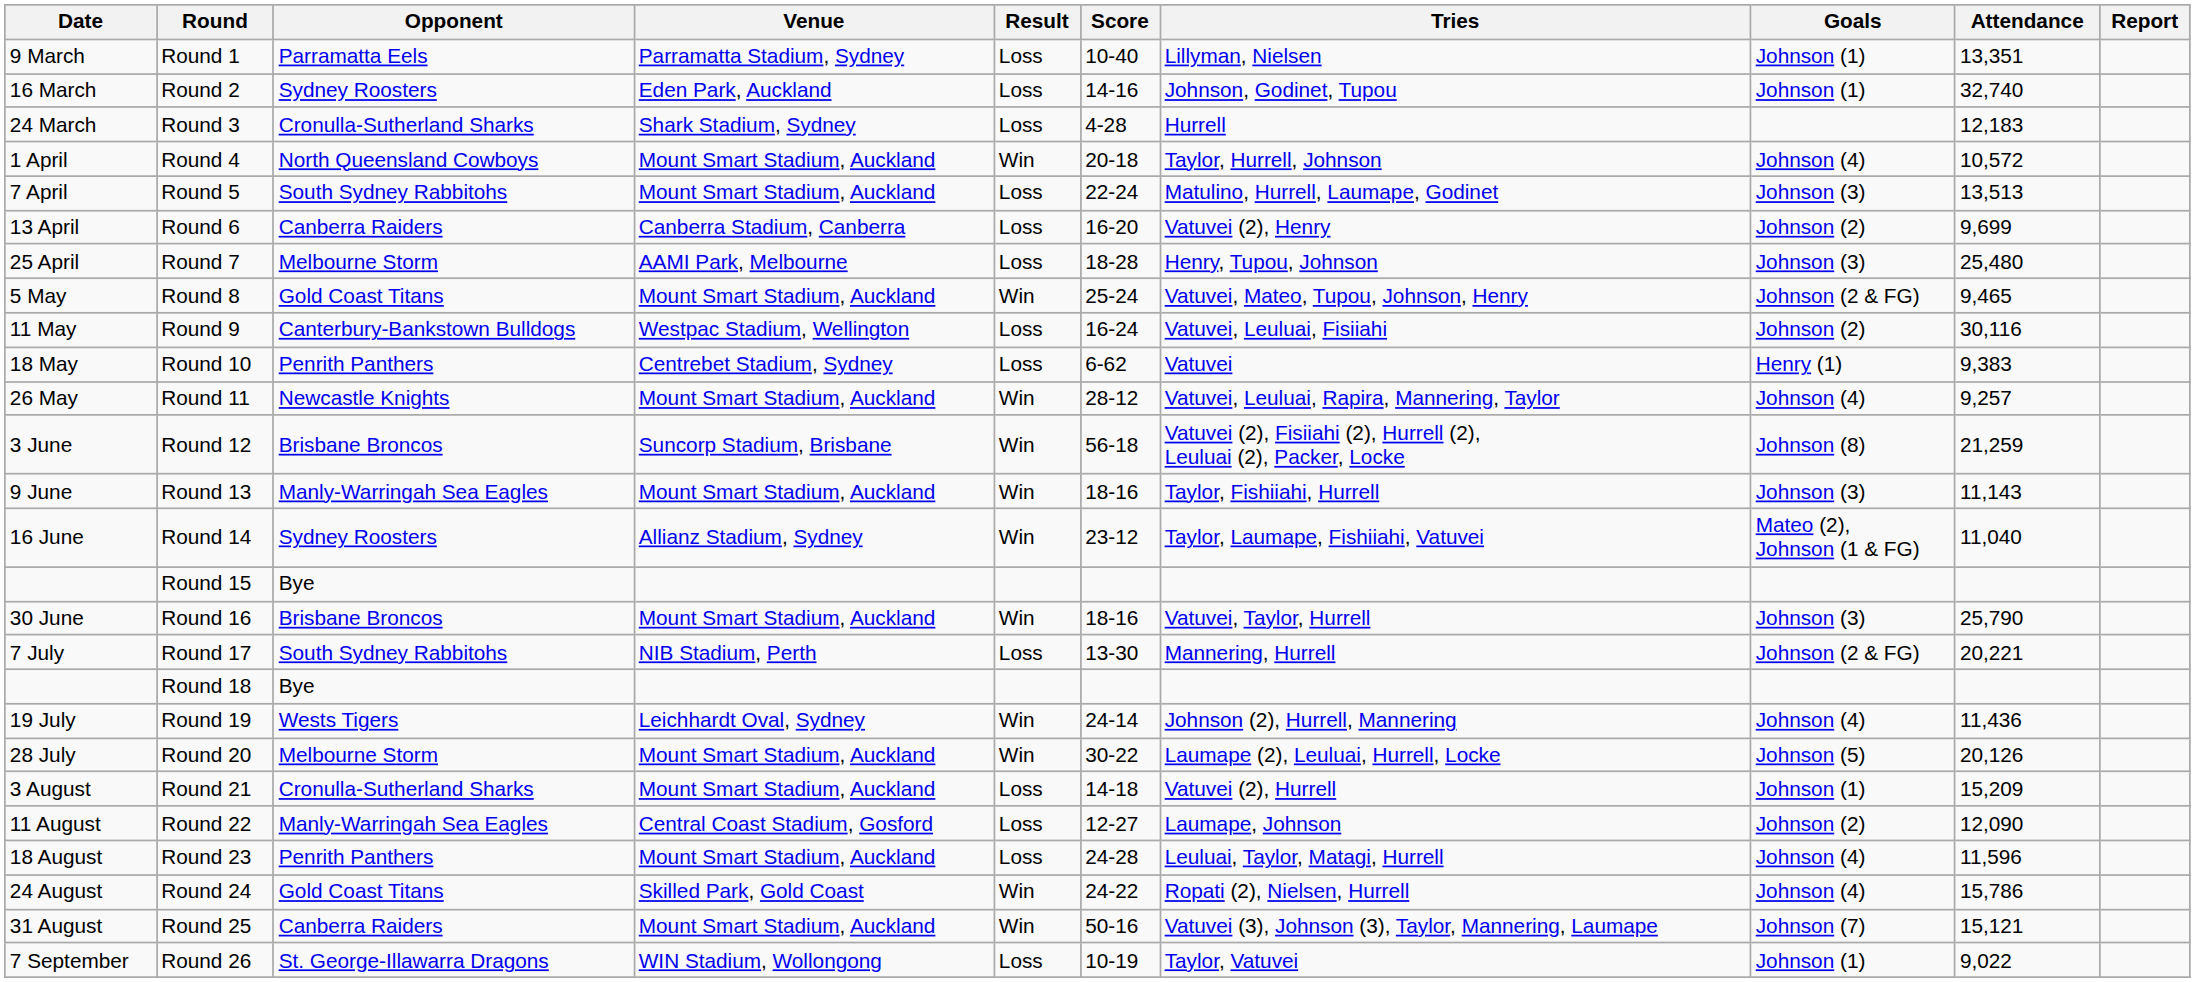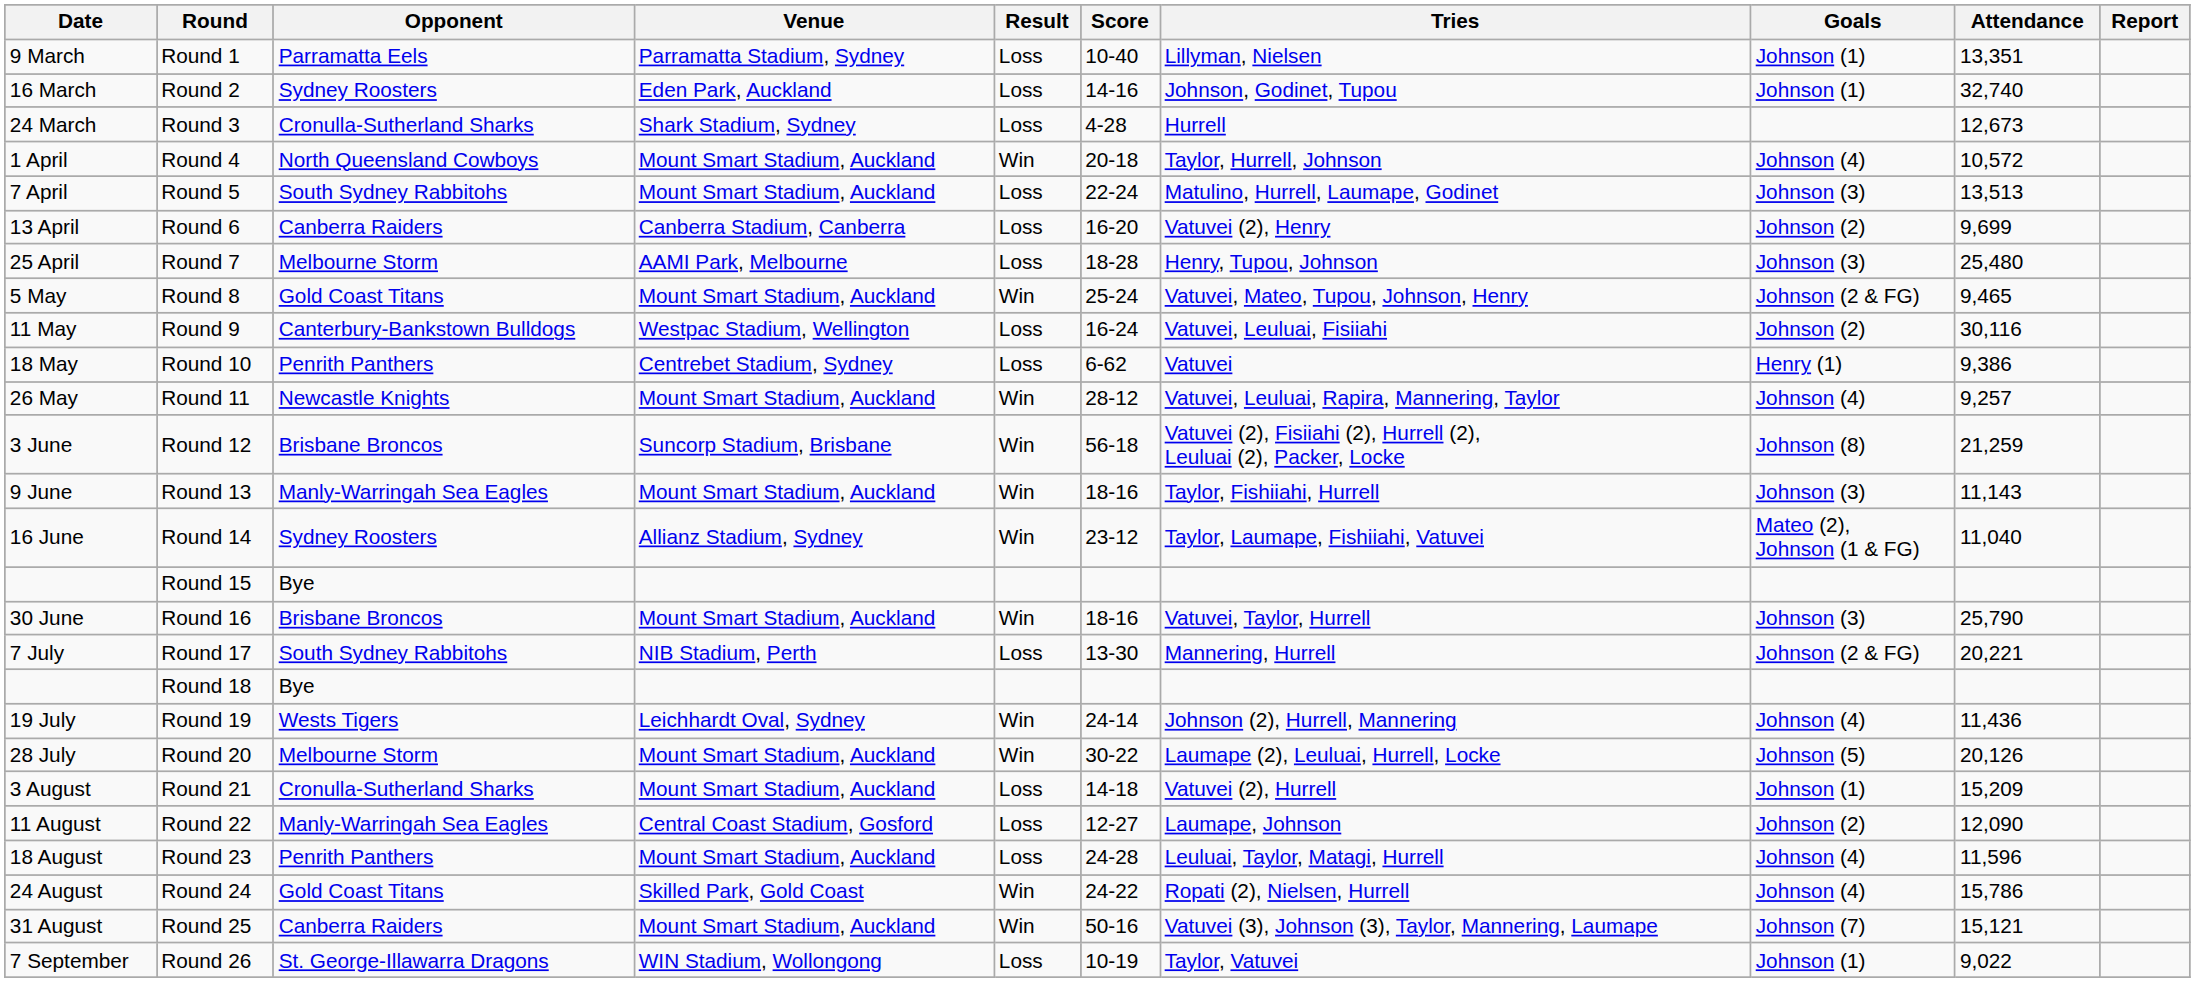(1992, 125) 12,183 -> (1992, 125) 12,673
(1986, 364) 9,383 -> (1986, 364) 9,386
